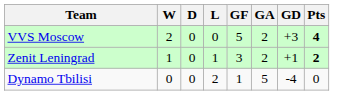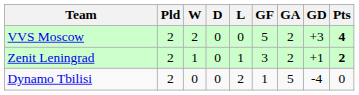+ column: (170, 15)
